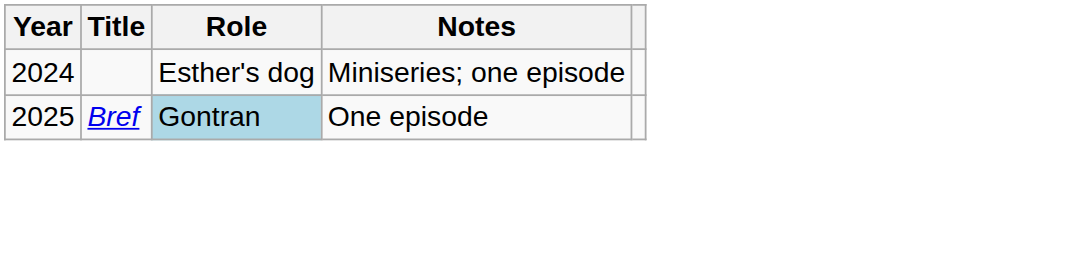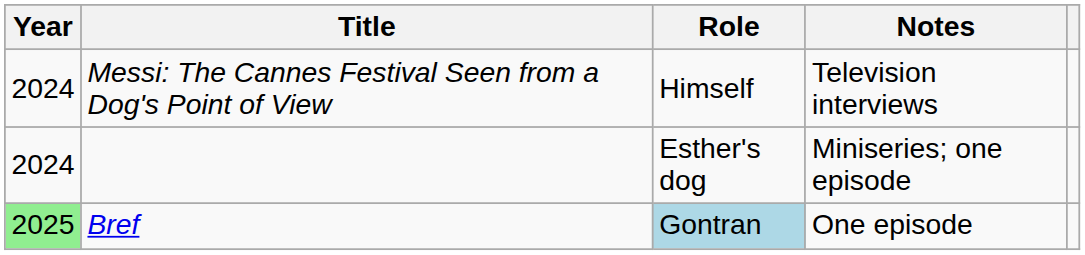+ row: (343, 87)
(43, 116) no background -> (43, 225) lightgreen background
